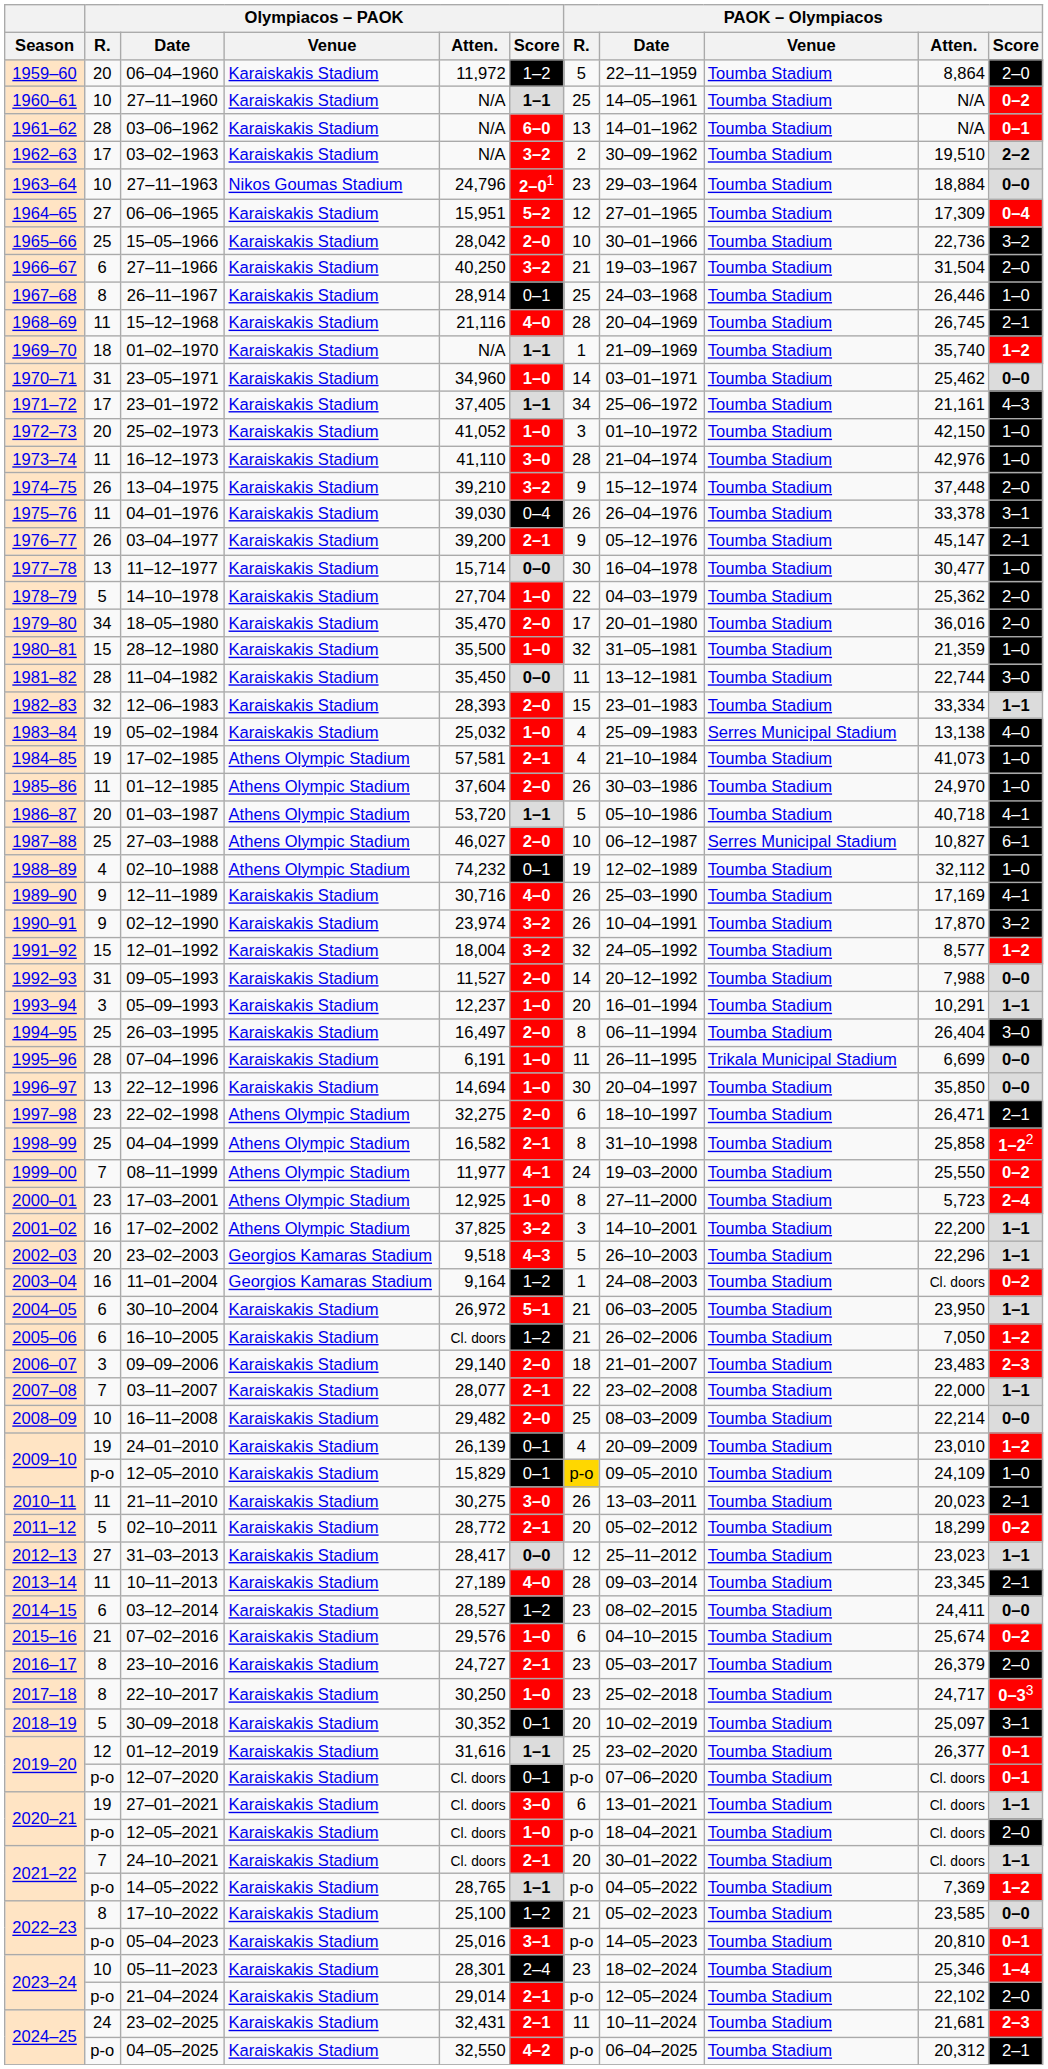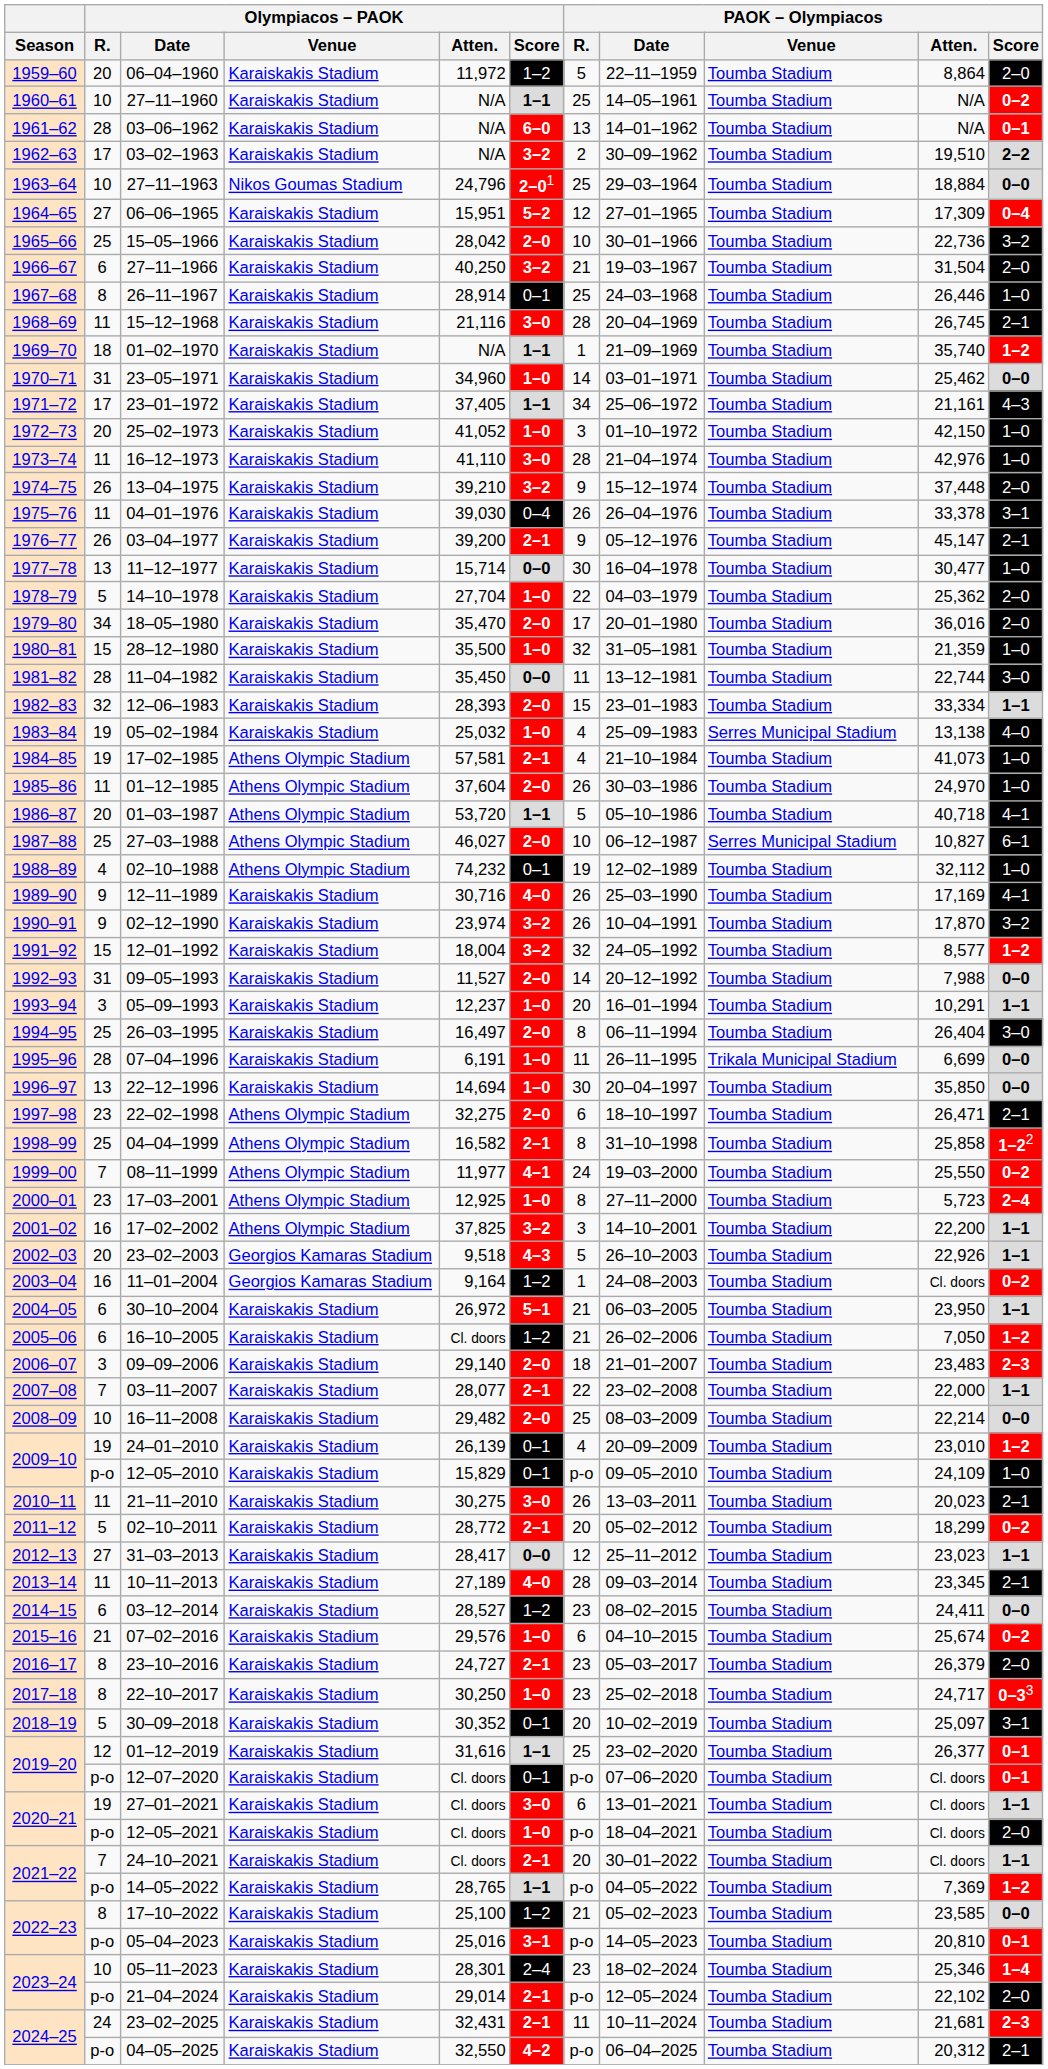(581, 184) 23 -> (581, 184) 25
(537, 323) 4–0 -> (537, 323) 3–0
(960, 1255) 22,296 -> (960, 1255) 22,926
(581, 1473) gold background -> (581, 1473) no background
